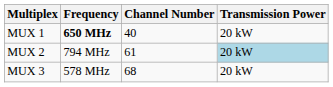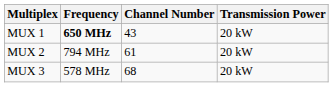(130, 33) 40 -> (130, 33) 43
(236, 52) lightblue background -> (236, 52) no background
